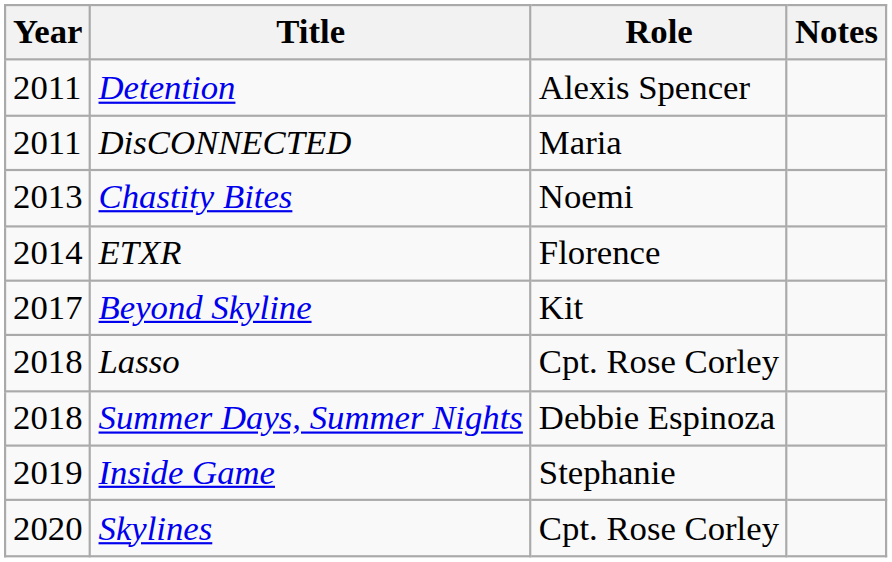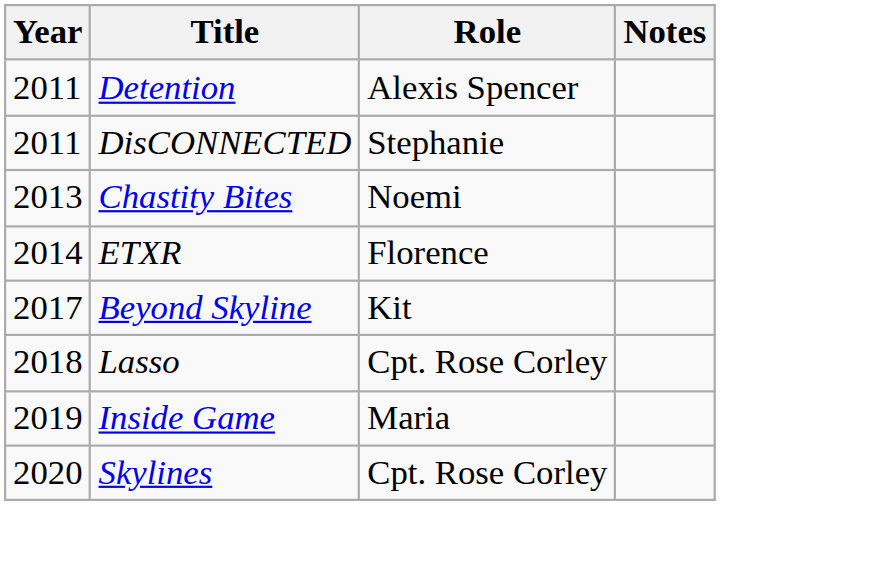(580, 142) Maria -> (436, 142) Stephanie
- row: (311, 417)
(607, 472) Stephanie -> (409, 417) Maria
